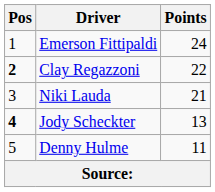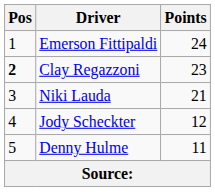(199, 69) 22 -> (199, 69) 23
(12, 121) bold -> (12, 121) normal
(199, 121) 13 -> (199, 121) 12
